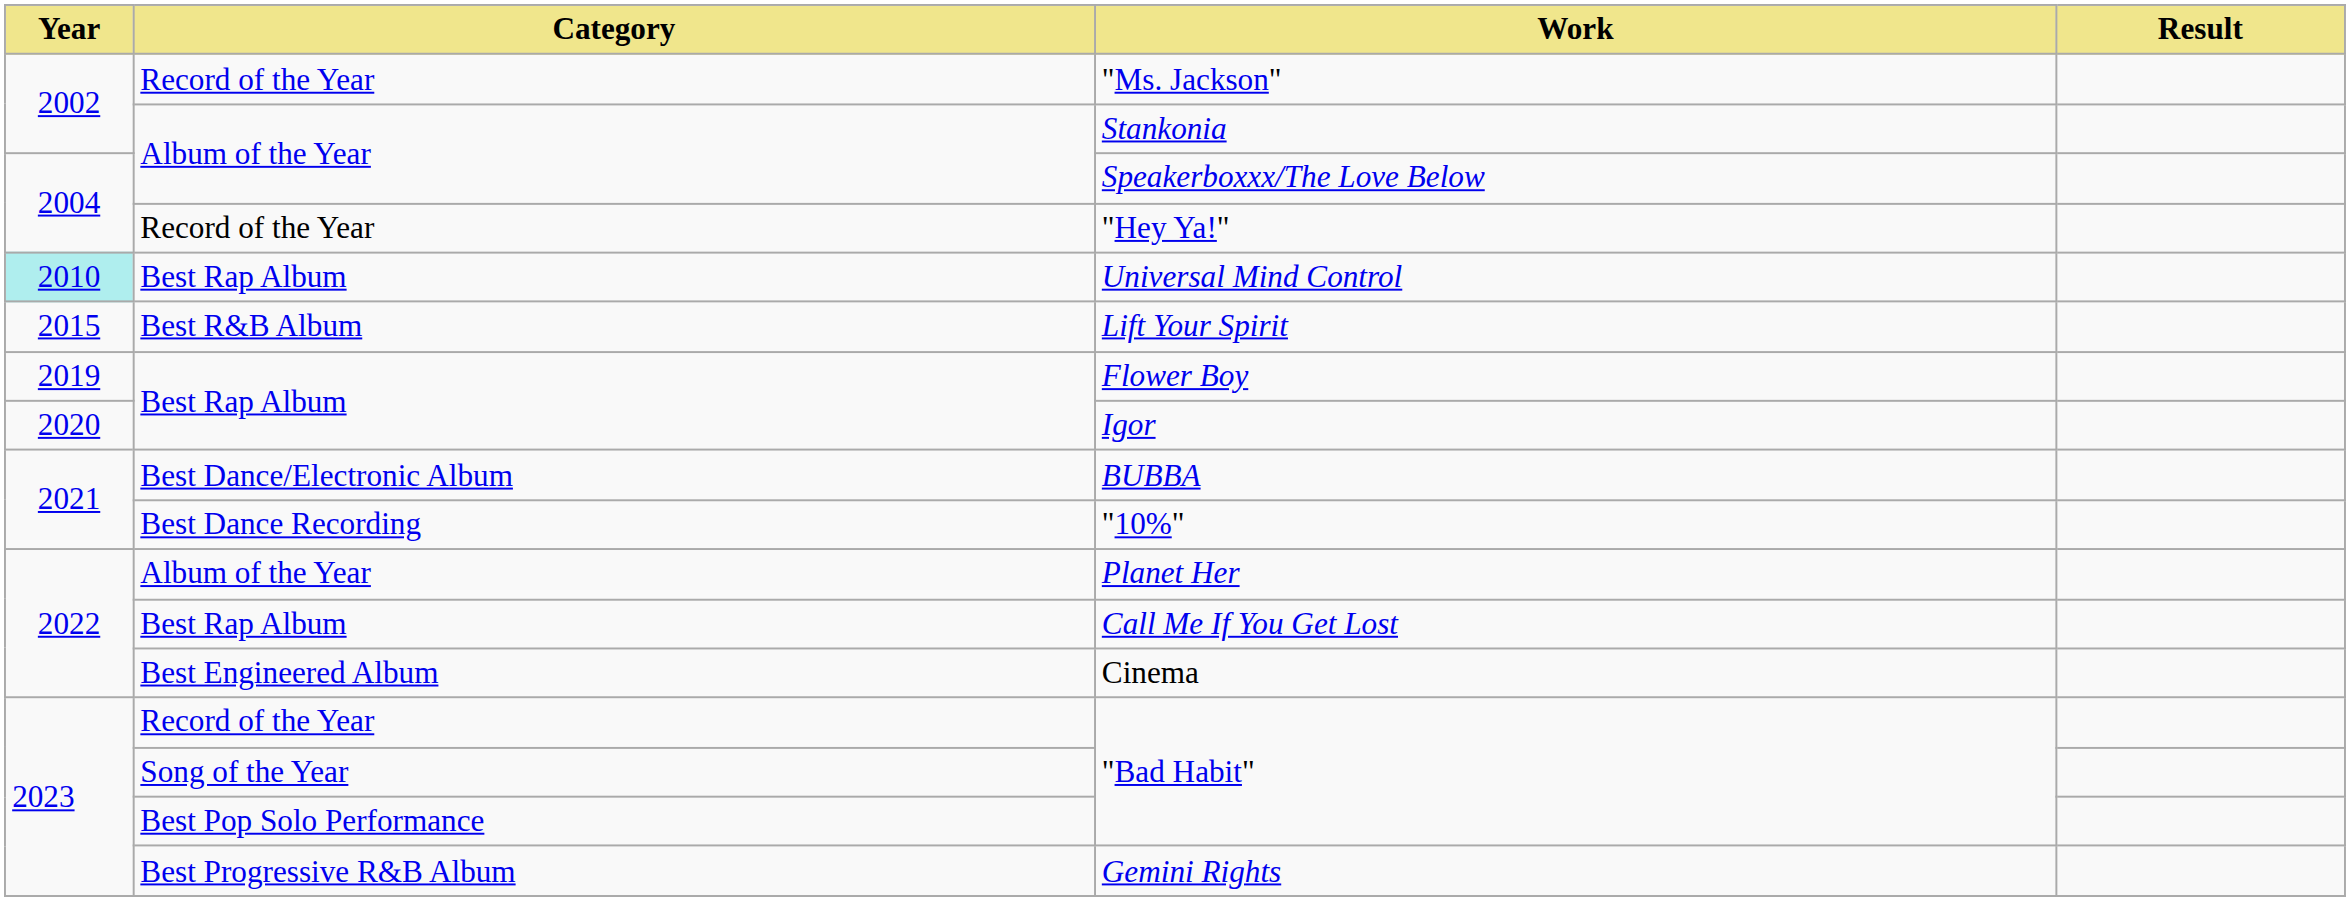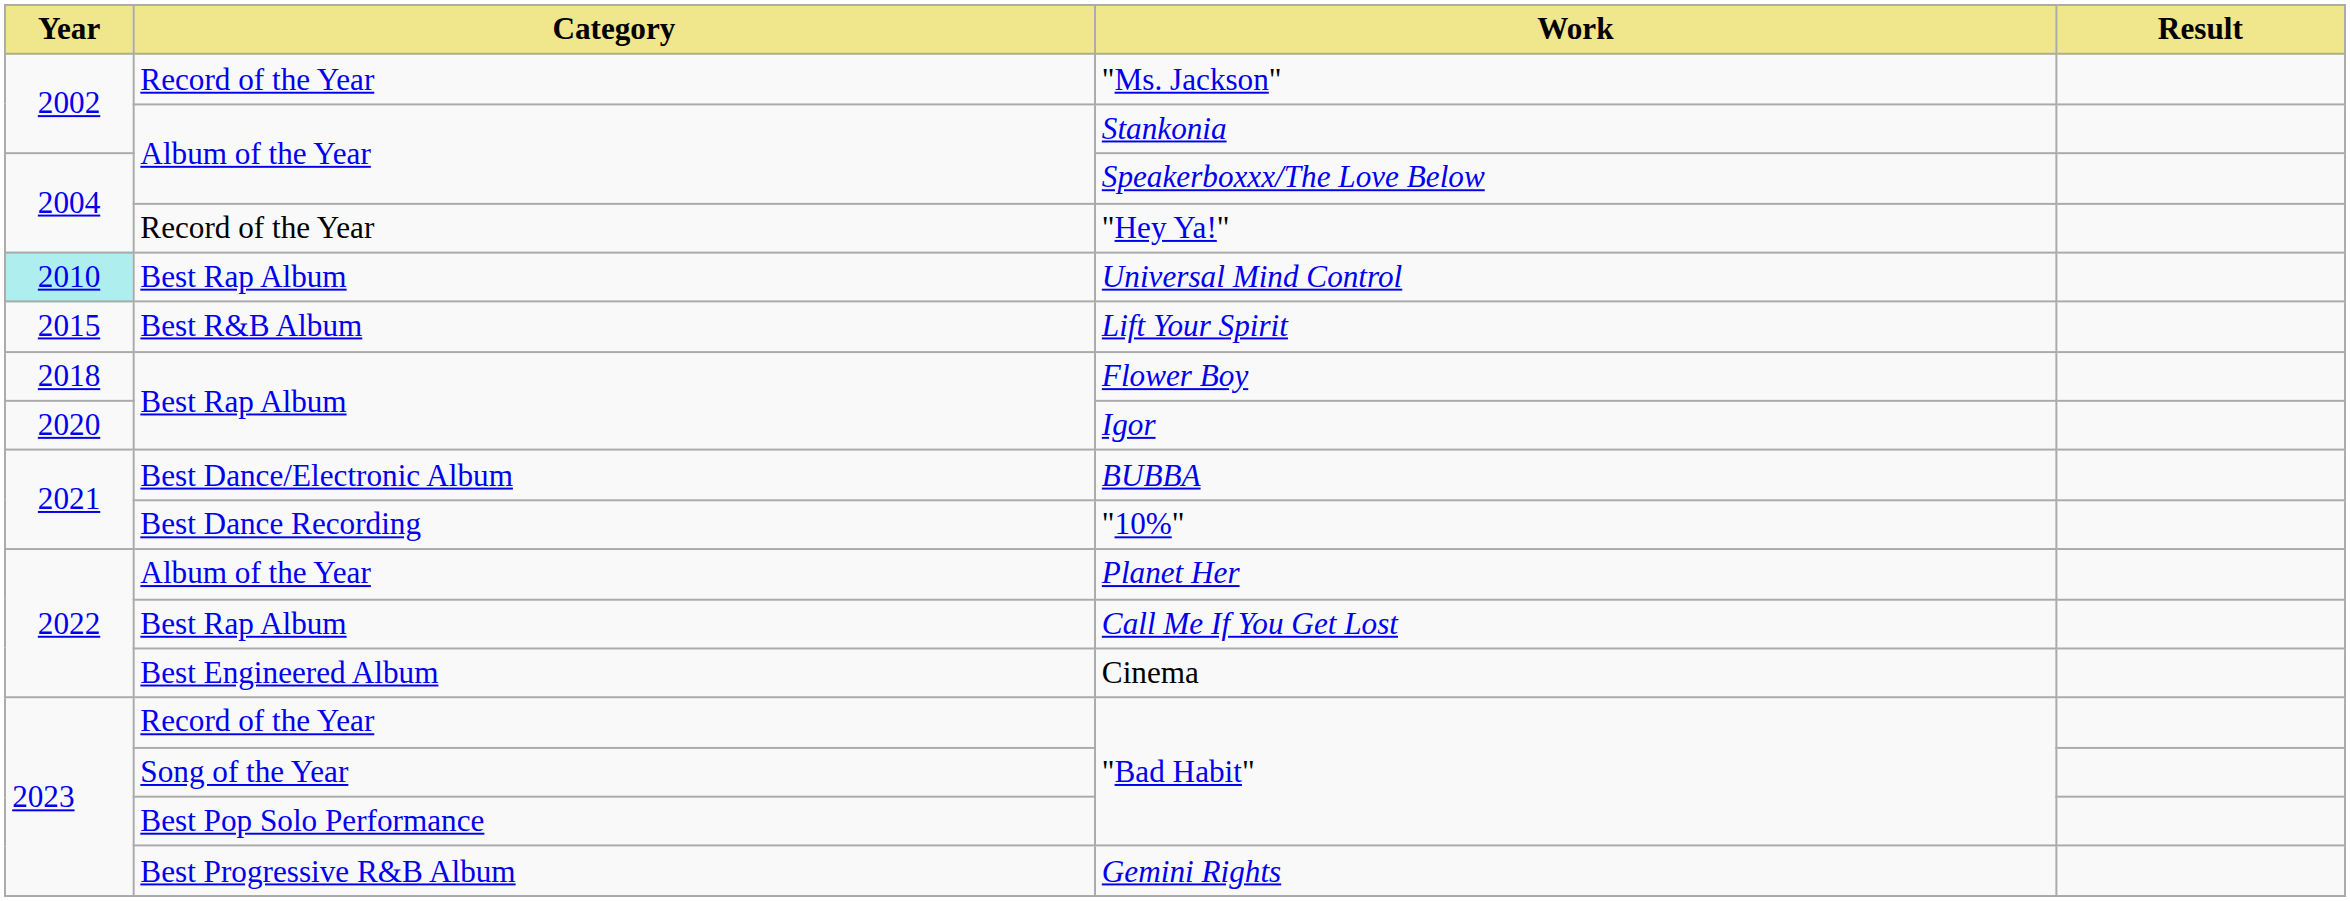(69, 375) 2019 -> (69, 375) 2018
